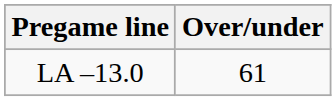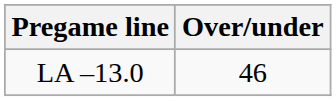(253, 71) 61 -> (253, 71) 46
